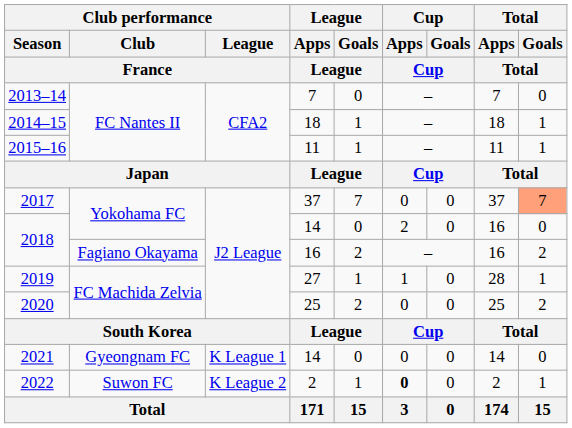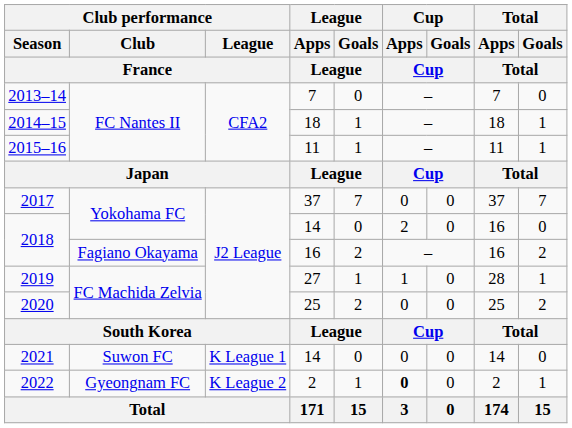(542, 200) lightsalmon background -> (542, 200) no background
(138, 357) Gyeongnam FC -> (138, 357) Suwon FC
(138, 383) Suwon FC -> (138, 383) Gyeongnam FC
